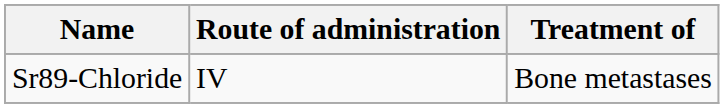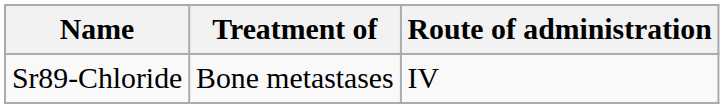columns swapped: (613, 29) <-> (348, 29)
